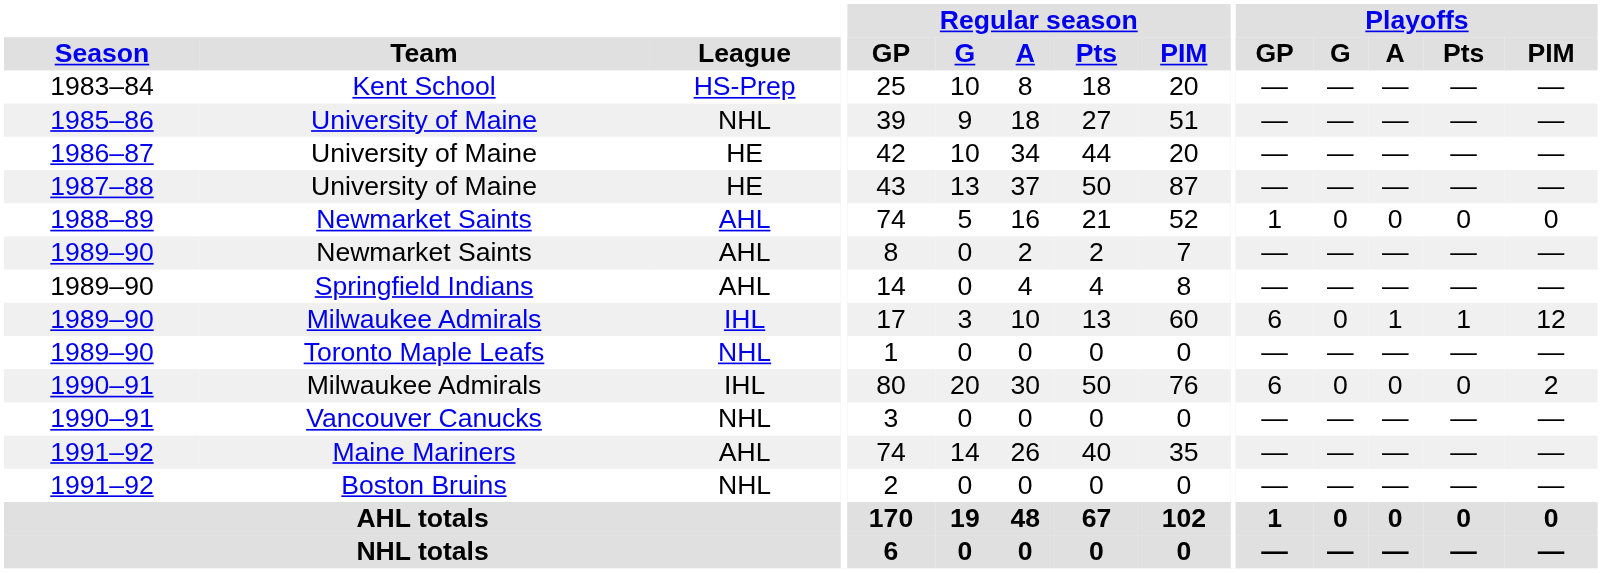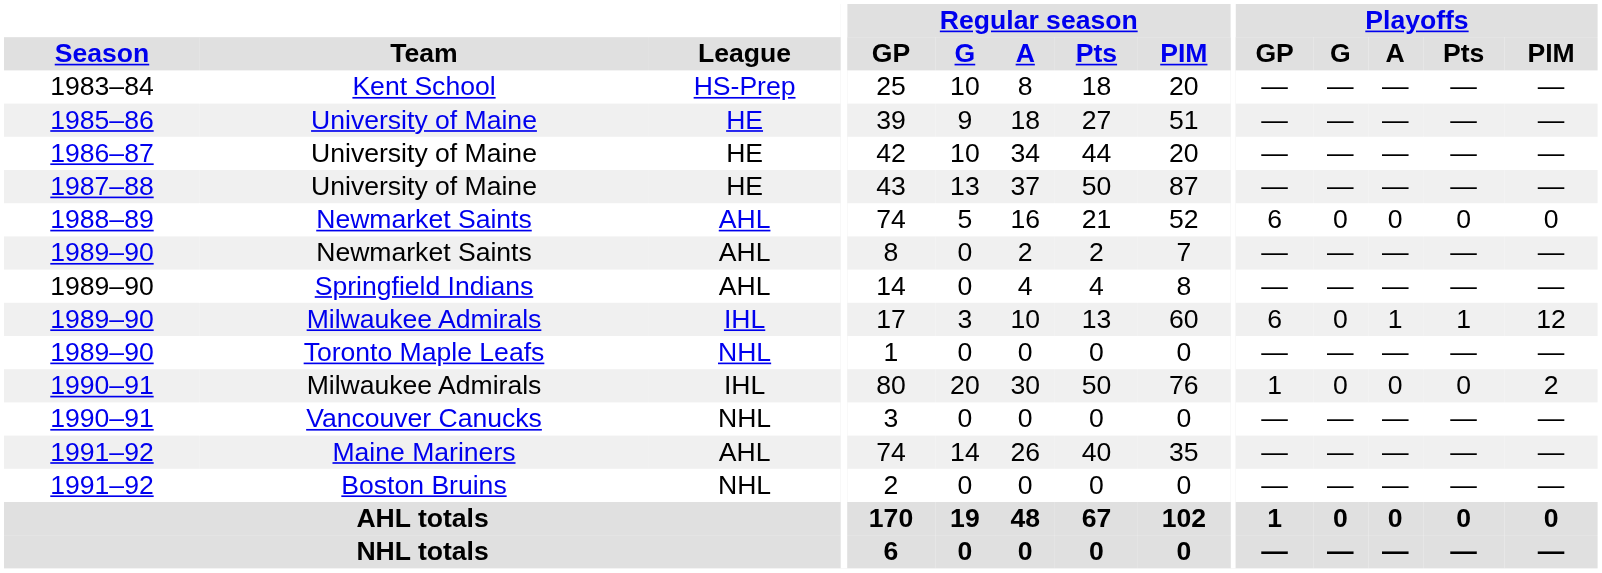(745, 119) NHL -> (745, 119) HE
(1275, 219) 1 -> (1275, 219) 6
(1275, 385) 6 -> (1275, 385) 1
